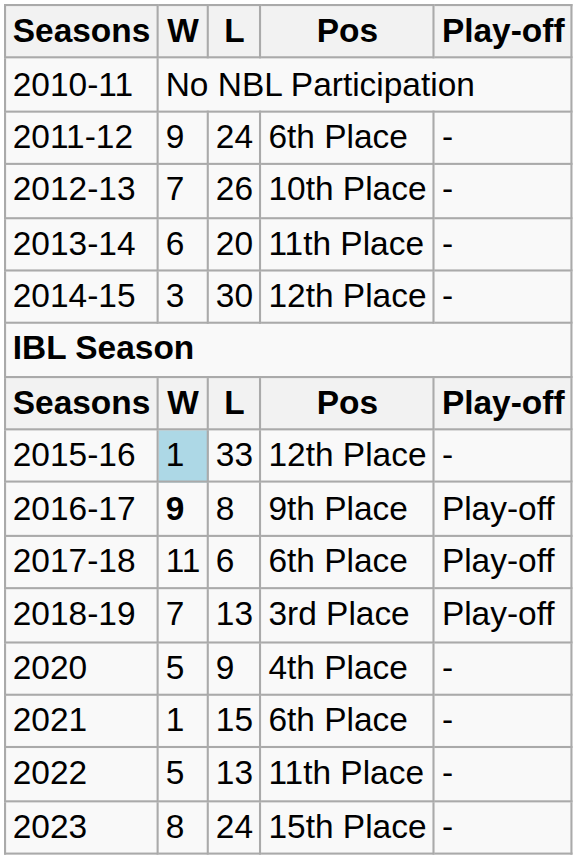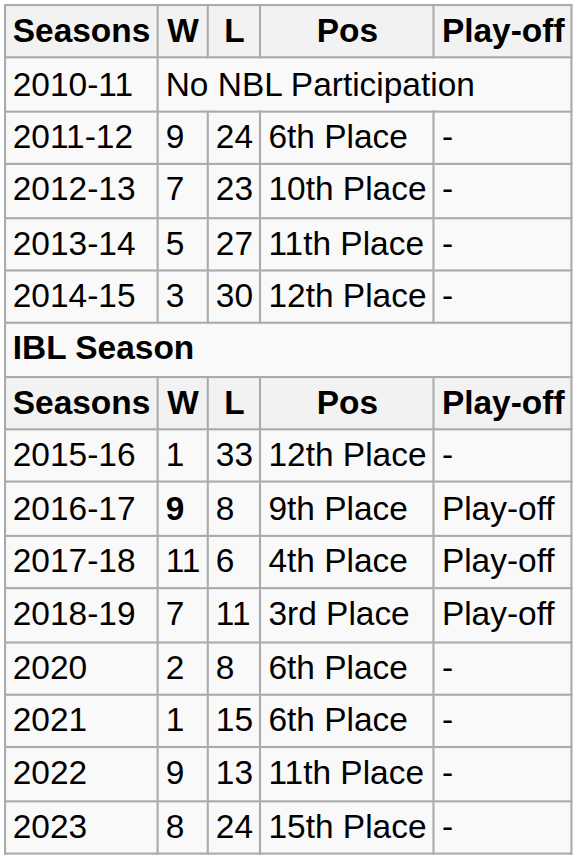(234, 190) 26 -> (234, 190) 23
(175, 243) 6 -> (175, 243) 5
(234, 243) 20 -> (234, 243) 27
(175, 455) lightblue background -> (175, 455) no background
(338, 561) 6th Place -> (338, 561) 4th Place
(234, 614) 13 -> (233, 614) 11
(175, 667) 5 -> (175, 667) 2
(225, 667) 9 -> (225, 667) 8
(338, 667) 4th Place -> (338, 667) 6th Place
(175, 773) 5 -> (175, 773) 9
